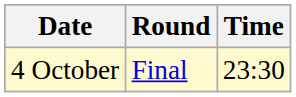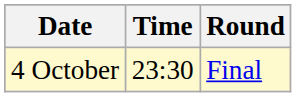columns swapped: (254, 26) <-> (171, 26)
